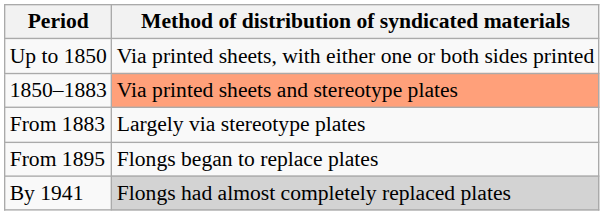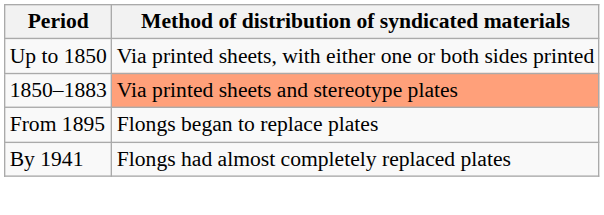- row: (57, 124)
(314, 192) lightgrey background -> (314, 158) no background
